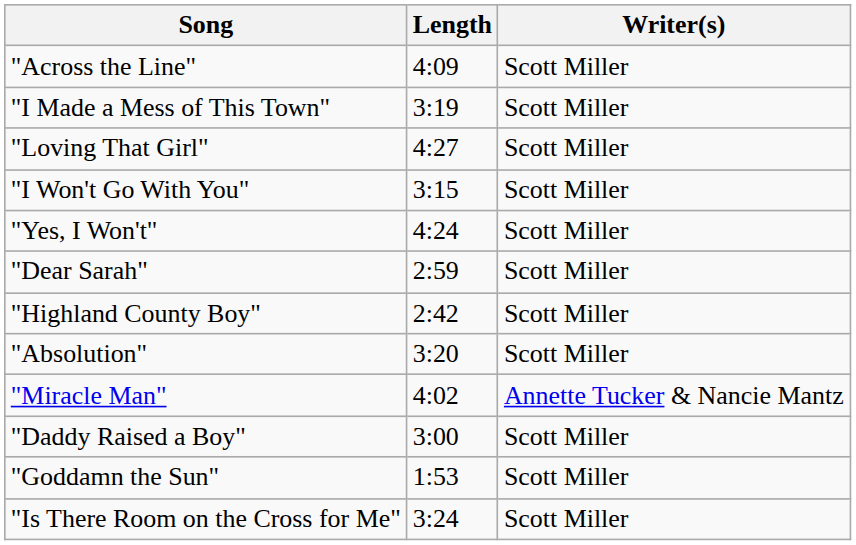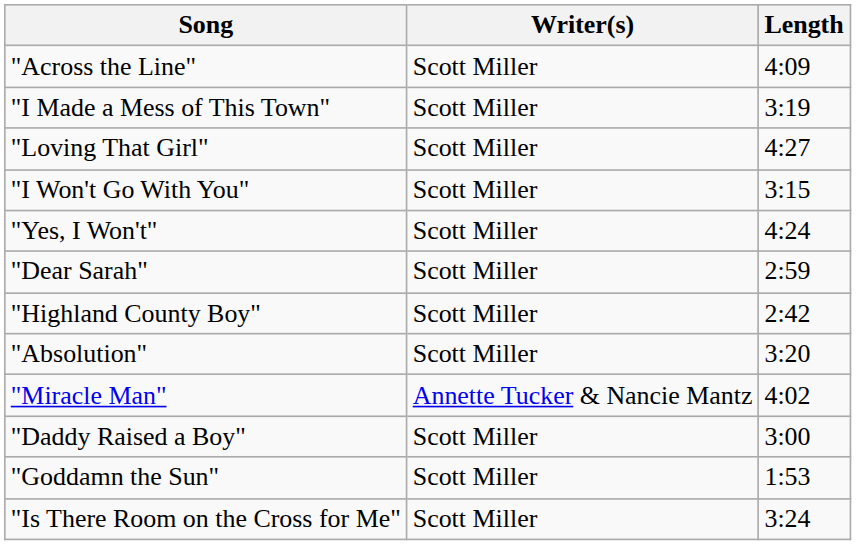columns swapped: (674, 25) <-> (452, 25)
